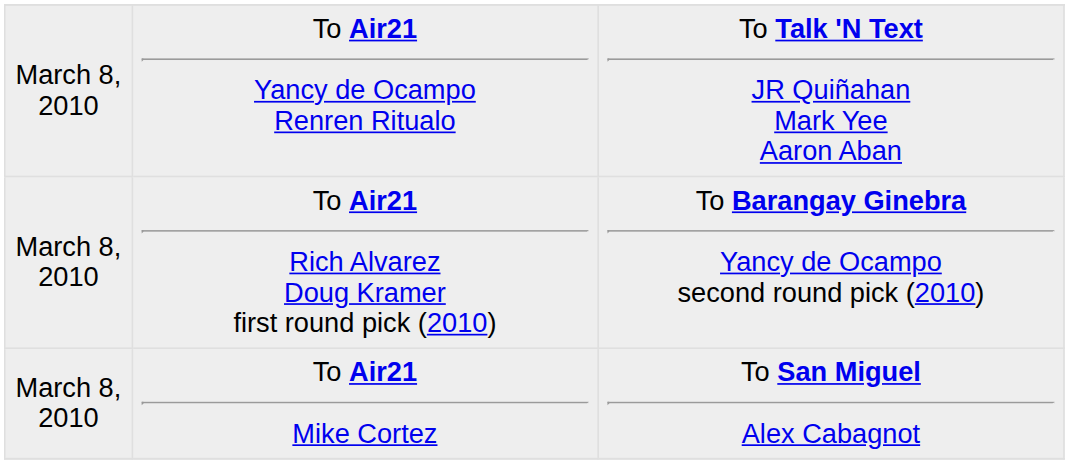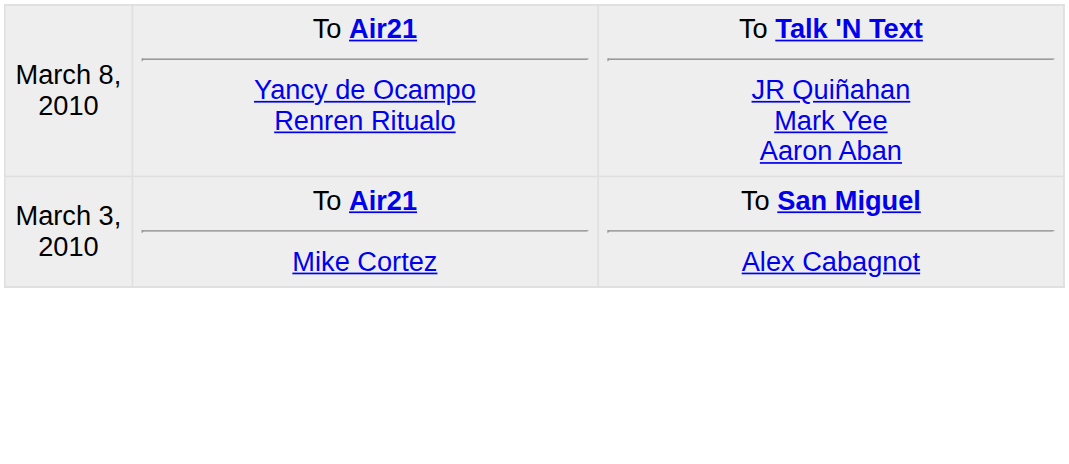- row: (365, 262)
(68, 403) March 8, 2010 -> (68, 231) March 3, 2010
